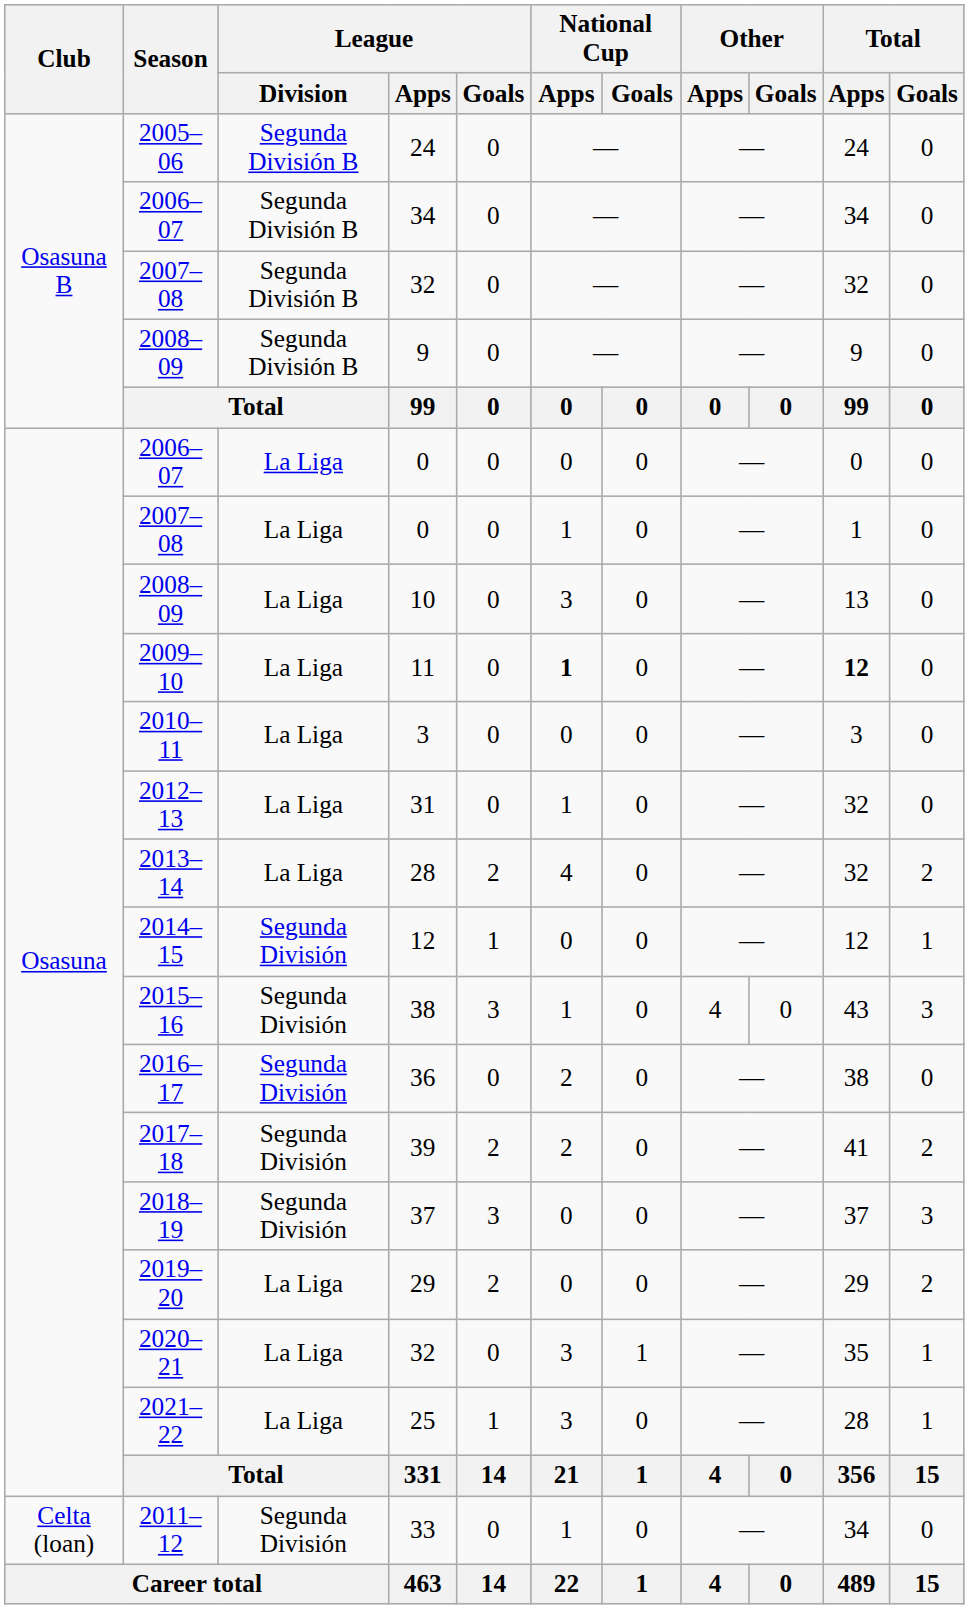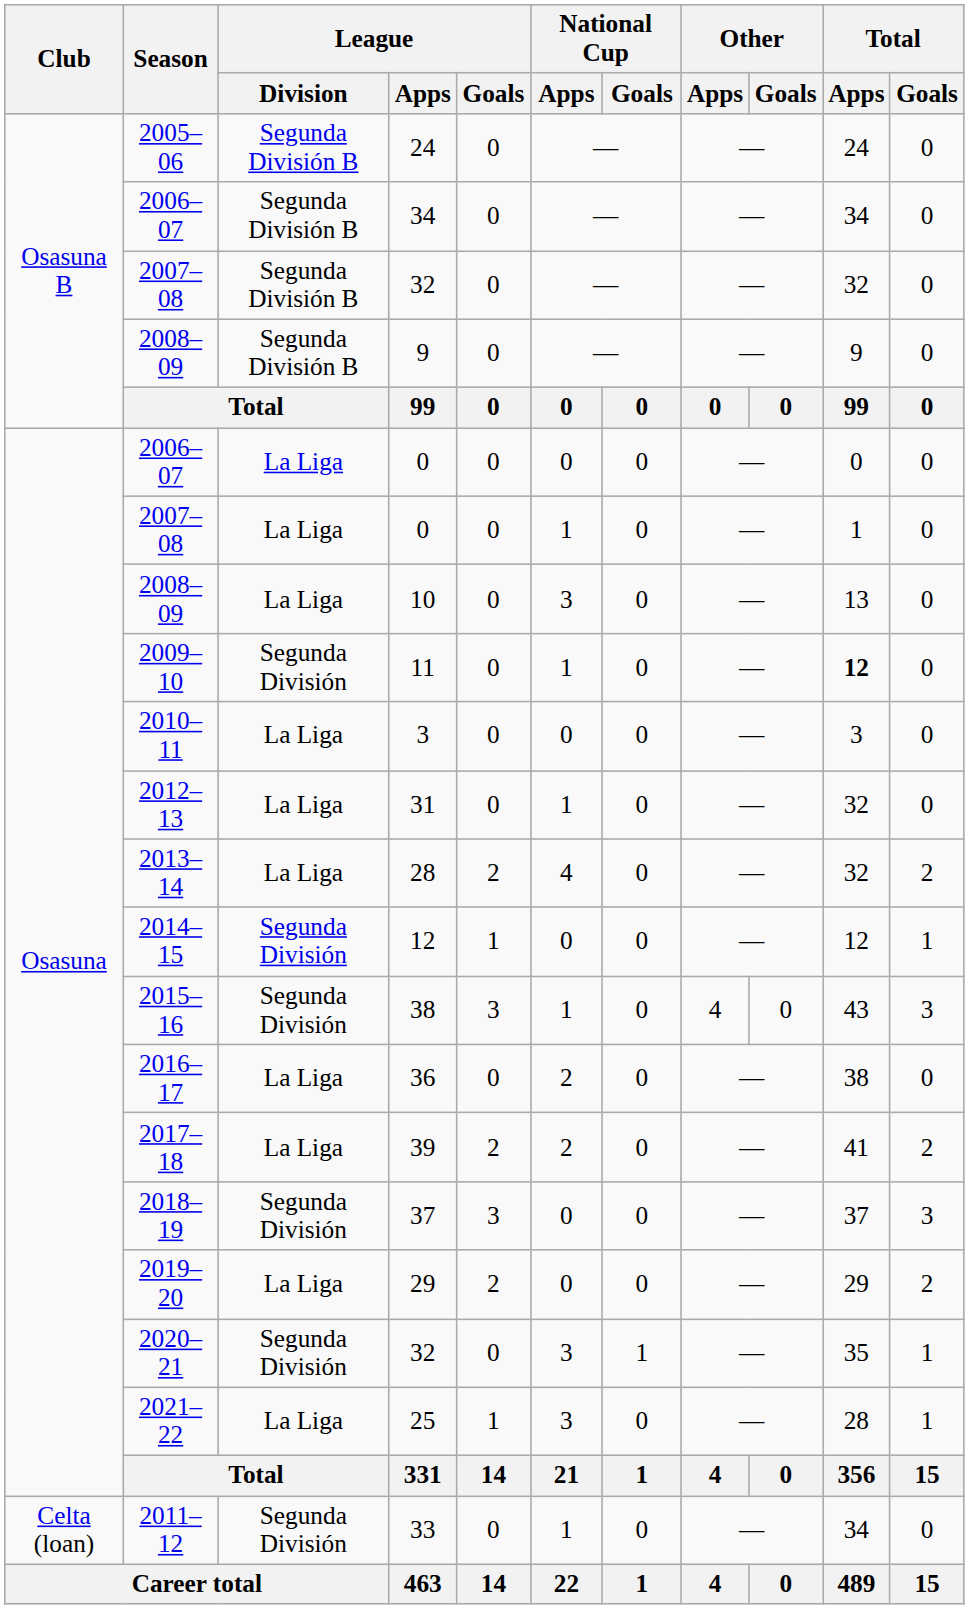(303, 667) La Liga -> (303, 667) Segunda División
(566, 667) bold -> (566, 667) normal
(303, 1078) Segunda División -> (303, 1078) La Liga
(303, 1146) Segunda División -> (303, 1146) La Liga
(303, 1352) La Liga -> (303, 1352) Segunda División
